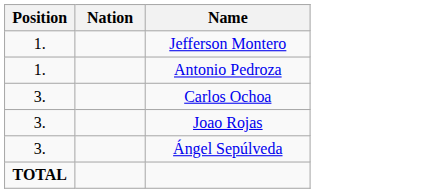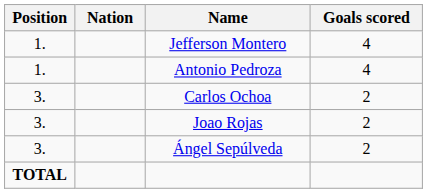+ column: (366, 17)
